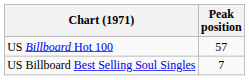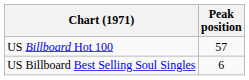(221, 65) 7 -> (221, 65) 6
